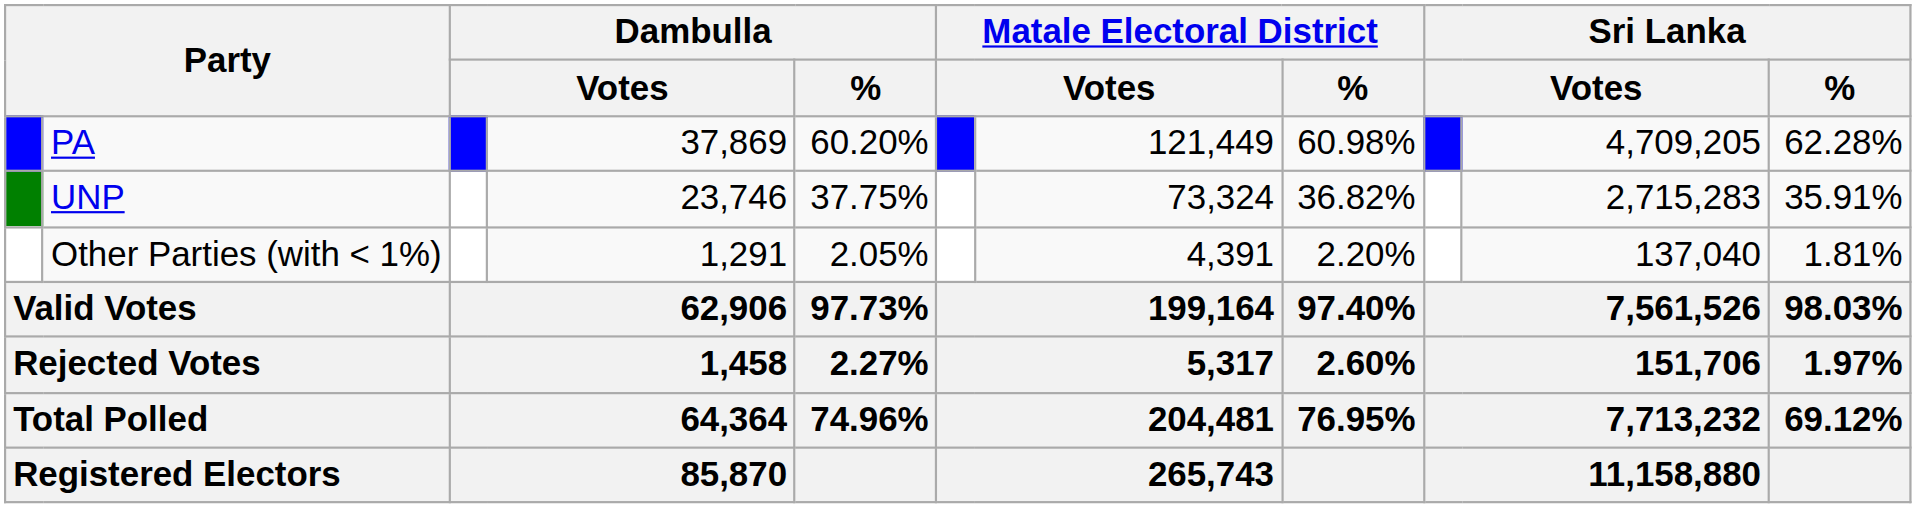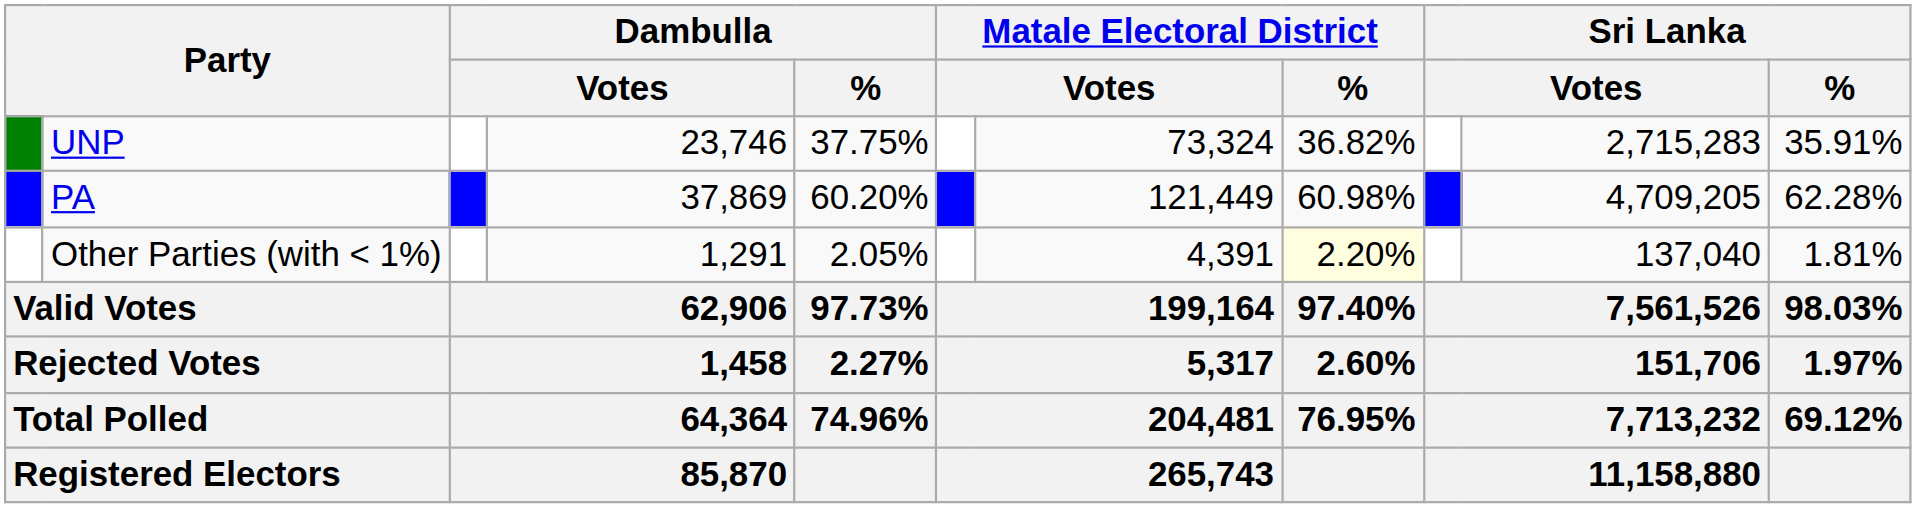rows swapped: (73, 142) <-> (88, 198)
(1366, 253) no background -> (1366, 253) lightyellow background
